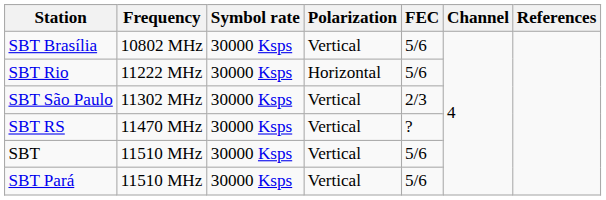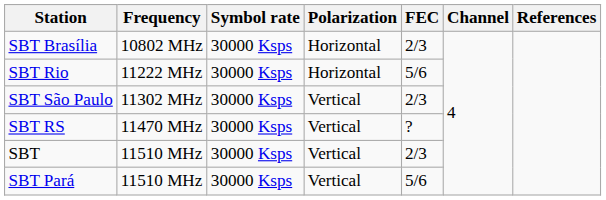(334, 45) Vertical -> (344, 45) Horizontal
(416, 45) 5/6 -> (416, 45) 2/3
(416, 153) 5/6 -> (416, 153) 2/3
